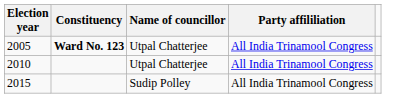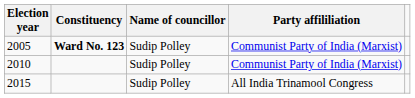(168, 45) Utpal Chatterjee -> (160, 45) Sudip Polley
(302, 45) All India Trinamool Congress -> (316, 45) Communist Party of India (Marxist)
(168, 64) Utpal Chatterjee -> (160, 64) Sudip Polley
(302, 64) All India Trinamool Congress -> (316, 64) Communist Party of India (Marxist)
